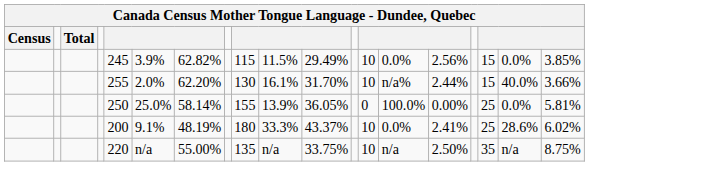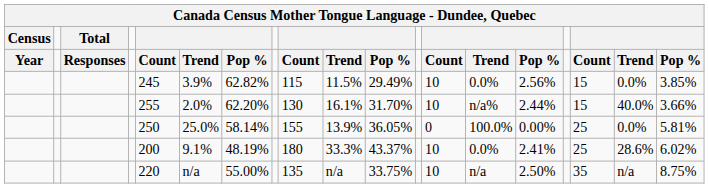+ row: (29, 60)
